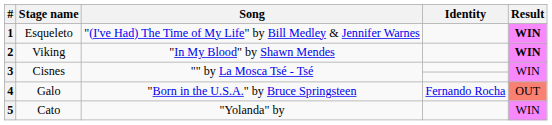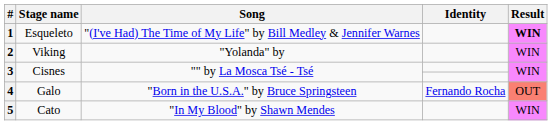(252, 52) "In My Blood" by Shawn Mendes -> (252, 52) "Yolanda" by
(528, 52) bold -> (528, 52) normal
(252, 110) "Yolanda" by -> (252, 110) "In My Blood" by Shawn Mendes
